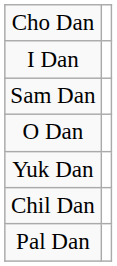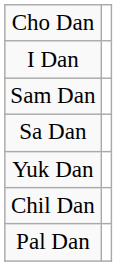+ row: (53, 132)
- row: (53, 132)
